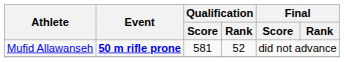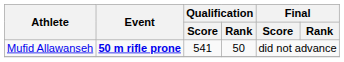(203, 49) 581 -> (203, 49) 541
(239, 49) 52 -> (239, 49) 50
